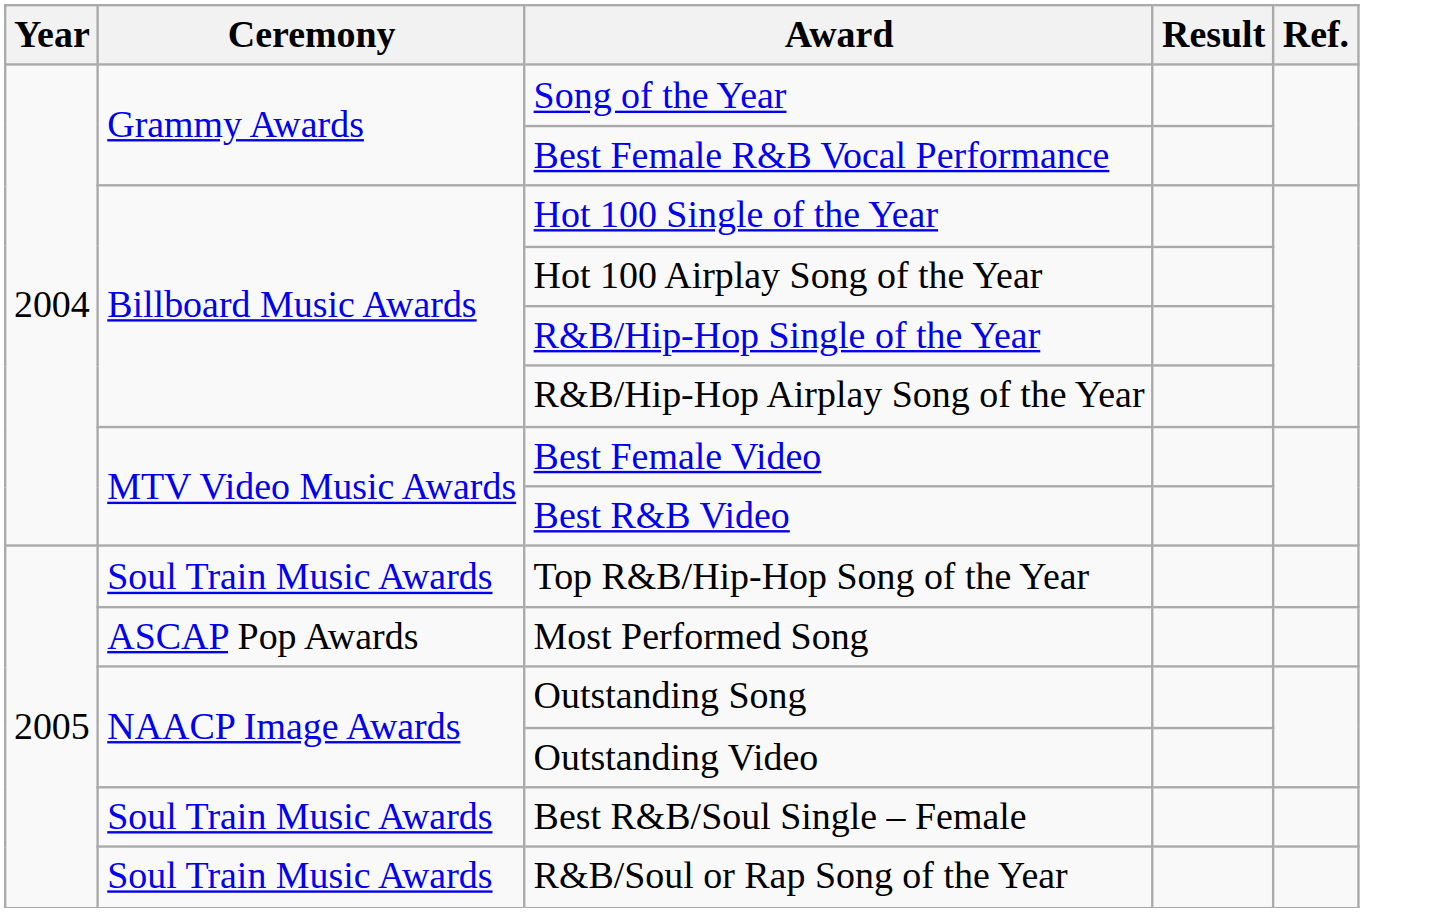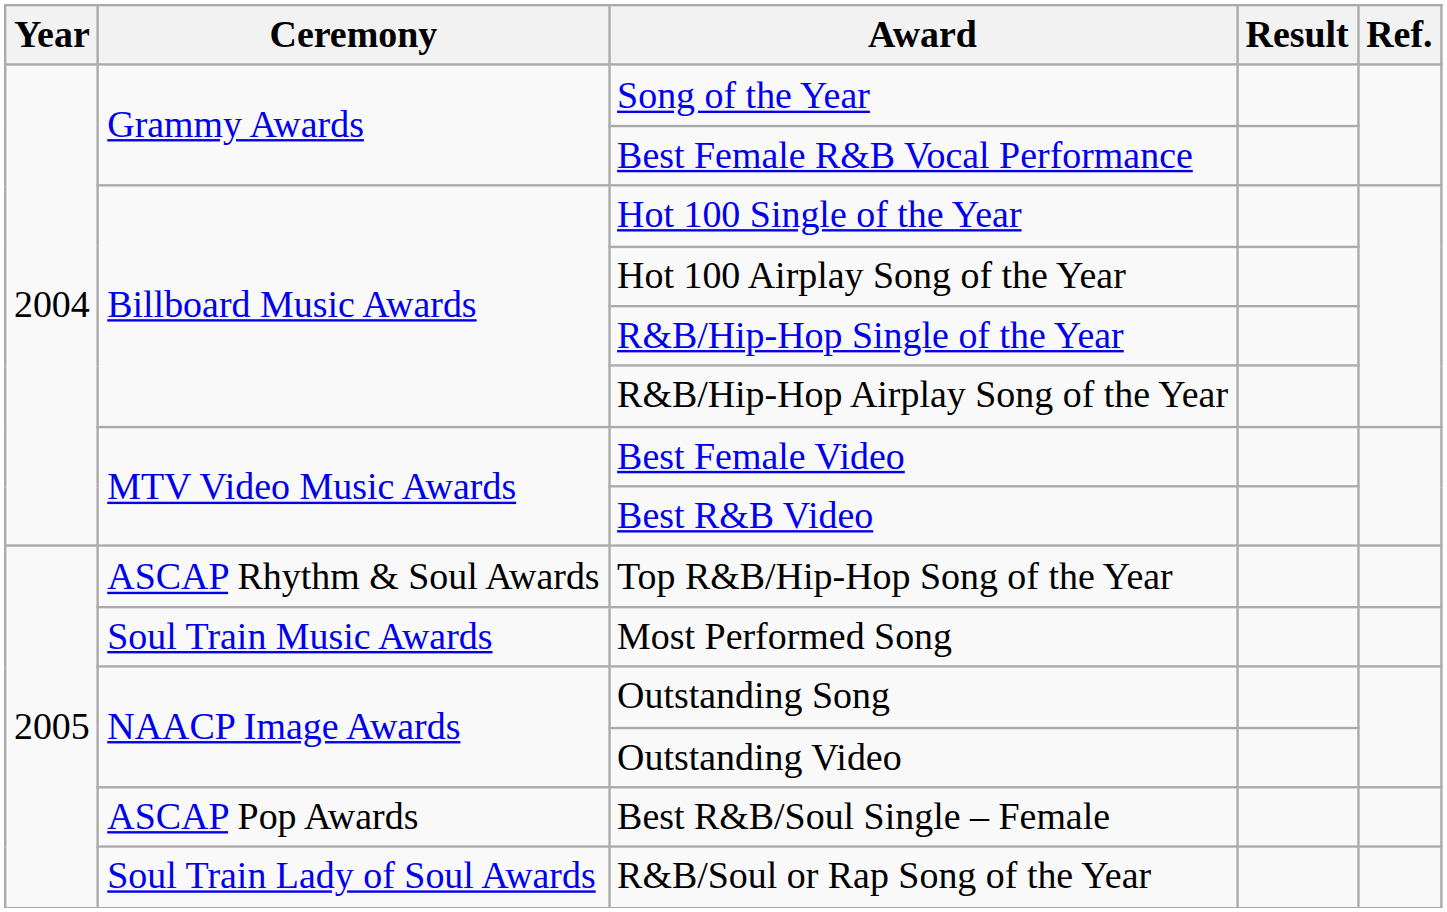(300, 575) Soul Train Music Awards -> (353, 575) ASCAP Rhythm & Soul Awards
(263, 635) ASCAP Pop Awards -> (300, 635) Soul Train Music Awards
(300, 816) Soul Train Music Awards -> (263, 816) ASCAP Pop Awards
(300, 876) Soul Train Music Awards -> (351, 876) Soul Train Lady of Soul Awards
